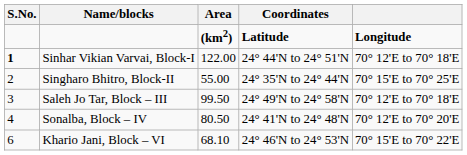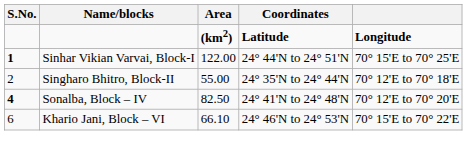(407, 58) 70° 12'E to 70° 18'E -> (407, 58) 70° 15'E to 70° 25'E
(407, 79) 70° 15'E to 70° 25'E -> (407, 79) 70° 12'E to 70° 18'E
- row: (105, 99)
(11, 119) normal -> (11, 99) bold
(215, 119) 80.50 -> (215, 99) 82.50
(215, 139) 68.10 -> (215, 119) 66.10
